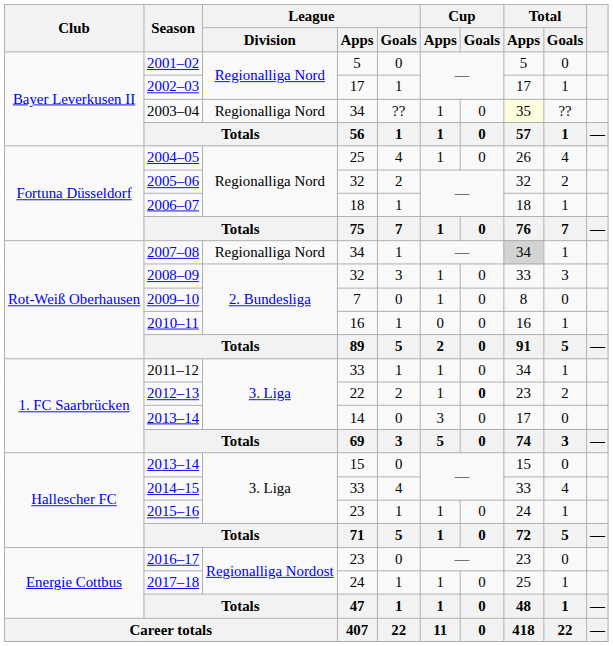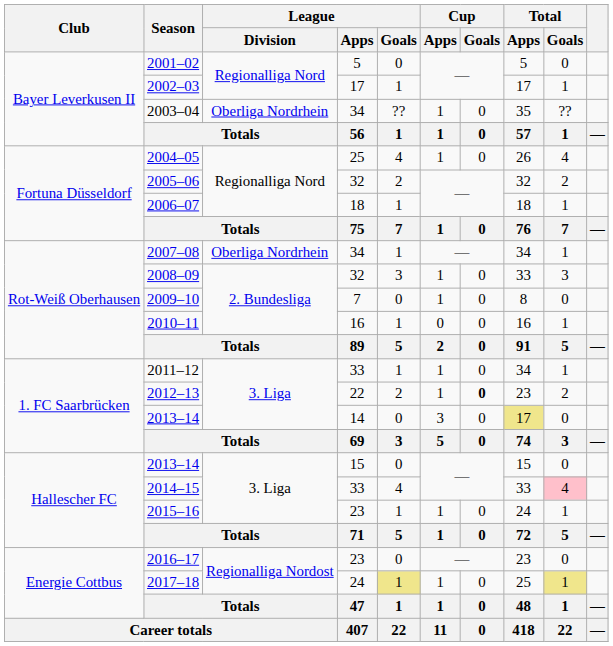(270, 110) Regionalliga Nord -> (270, 110) Oberliga Nordrhein
(523, 110) lightyellow background -> (523, 110) no background
(270, 252) Regionalliga Nord -> (270, 252) Oberliga Nordrhein
(523, 252) lightgrey background -> (523, 252) no background
(523, 417) no background -> (523, 417) khaki background
(565, 488) no background -> (565, 488) pink background
(399, 582) no background -> (399, 582) khaki background
(565, 582) no background -> (565, 582) khaki background
